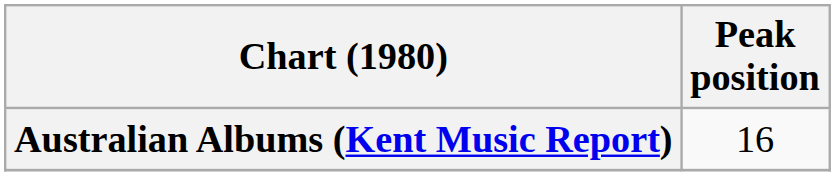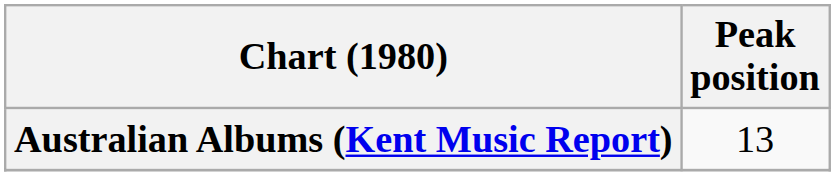(755, 138) 16 -> (755, 138) 13
